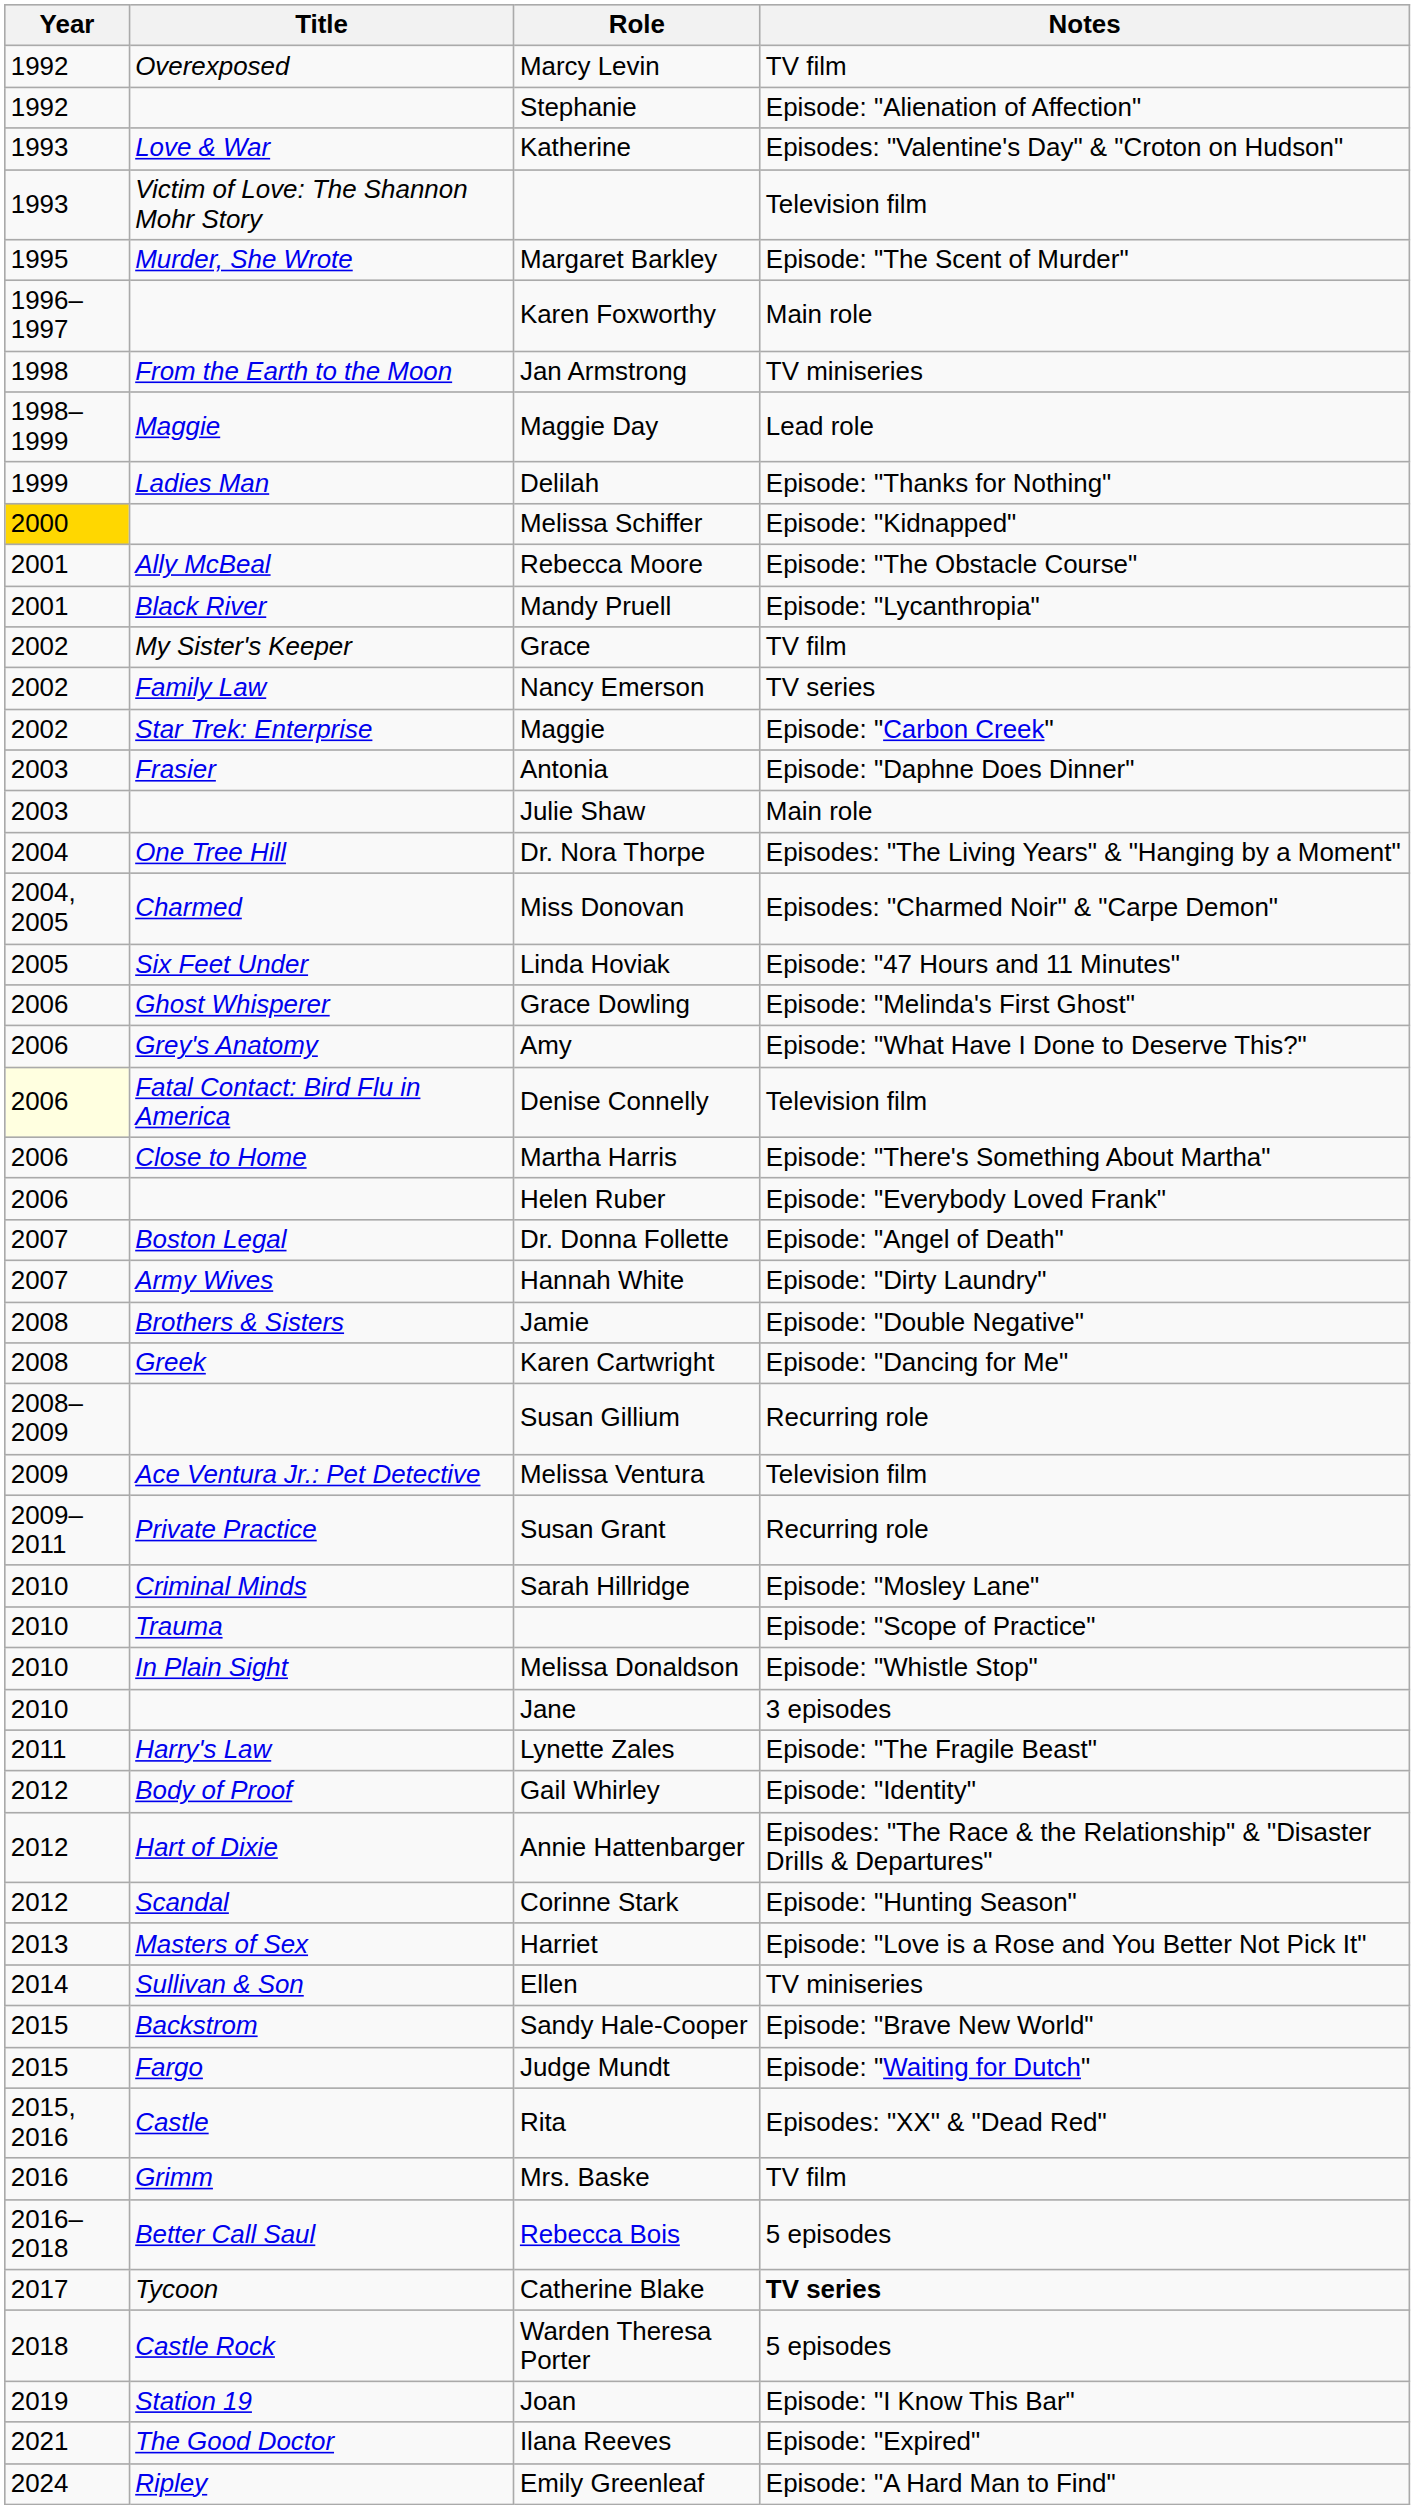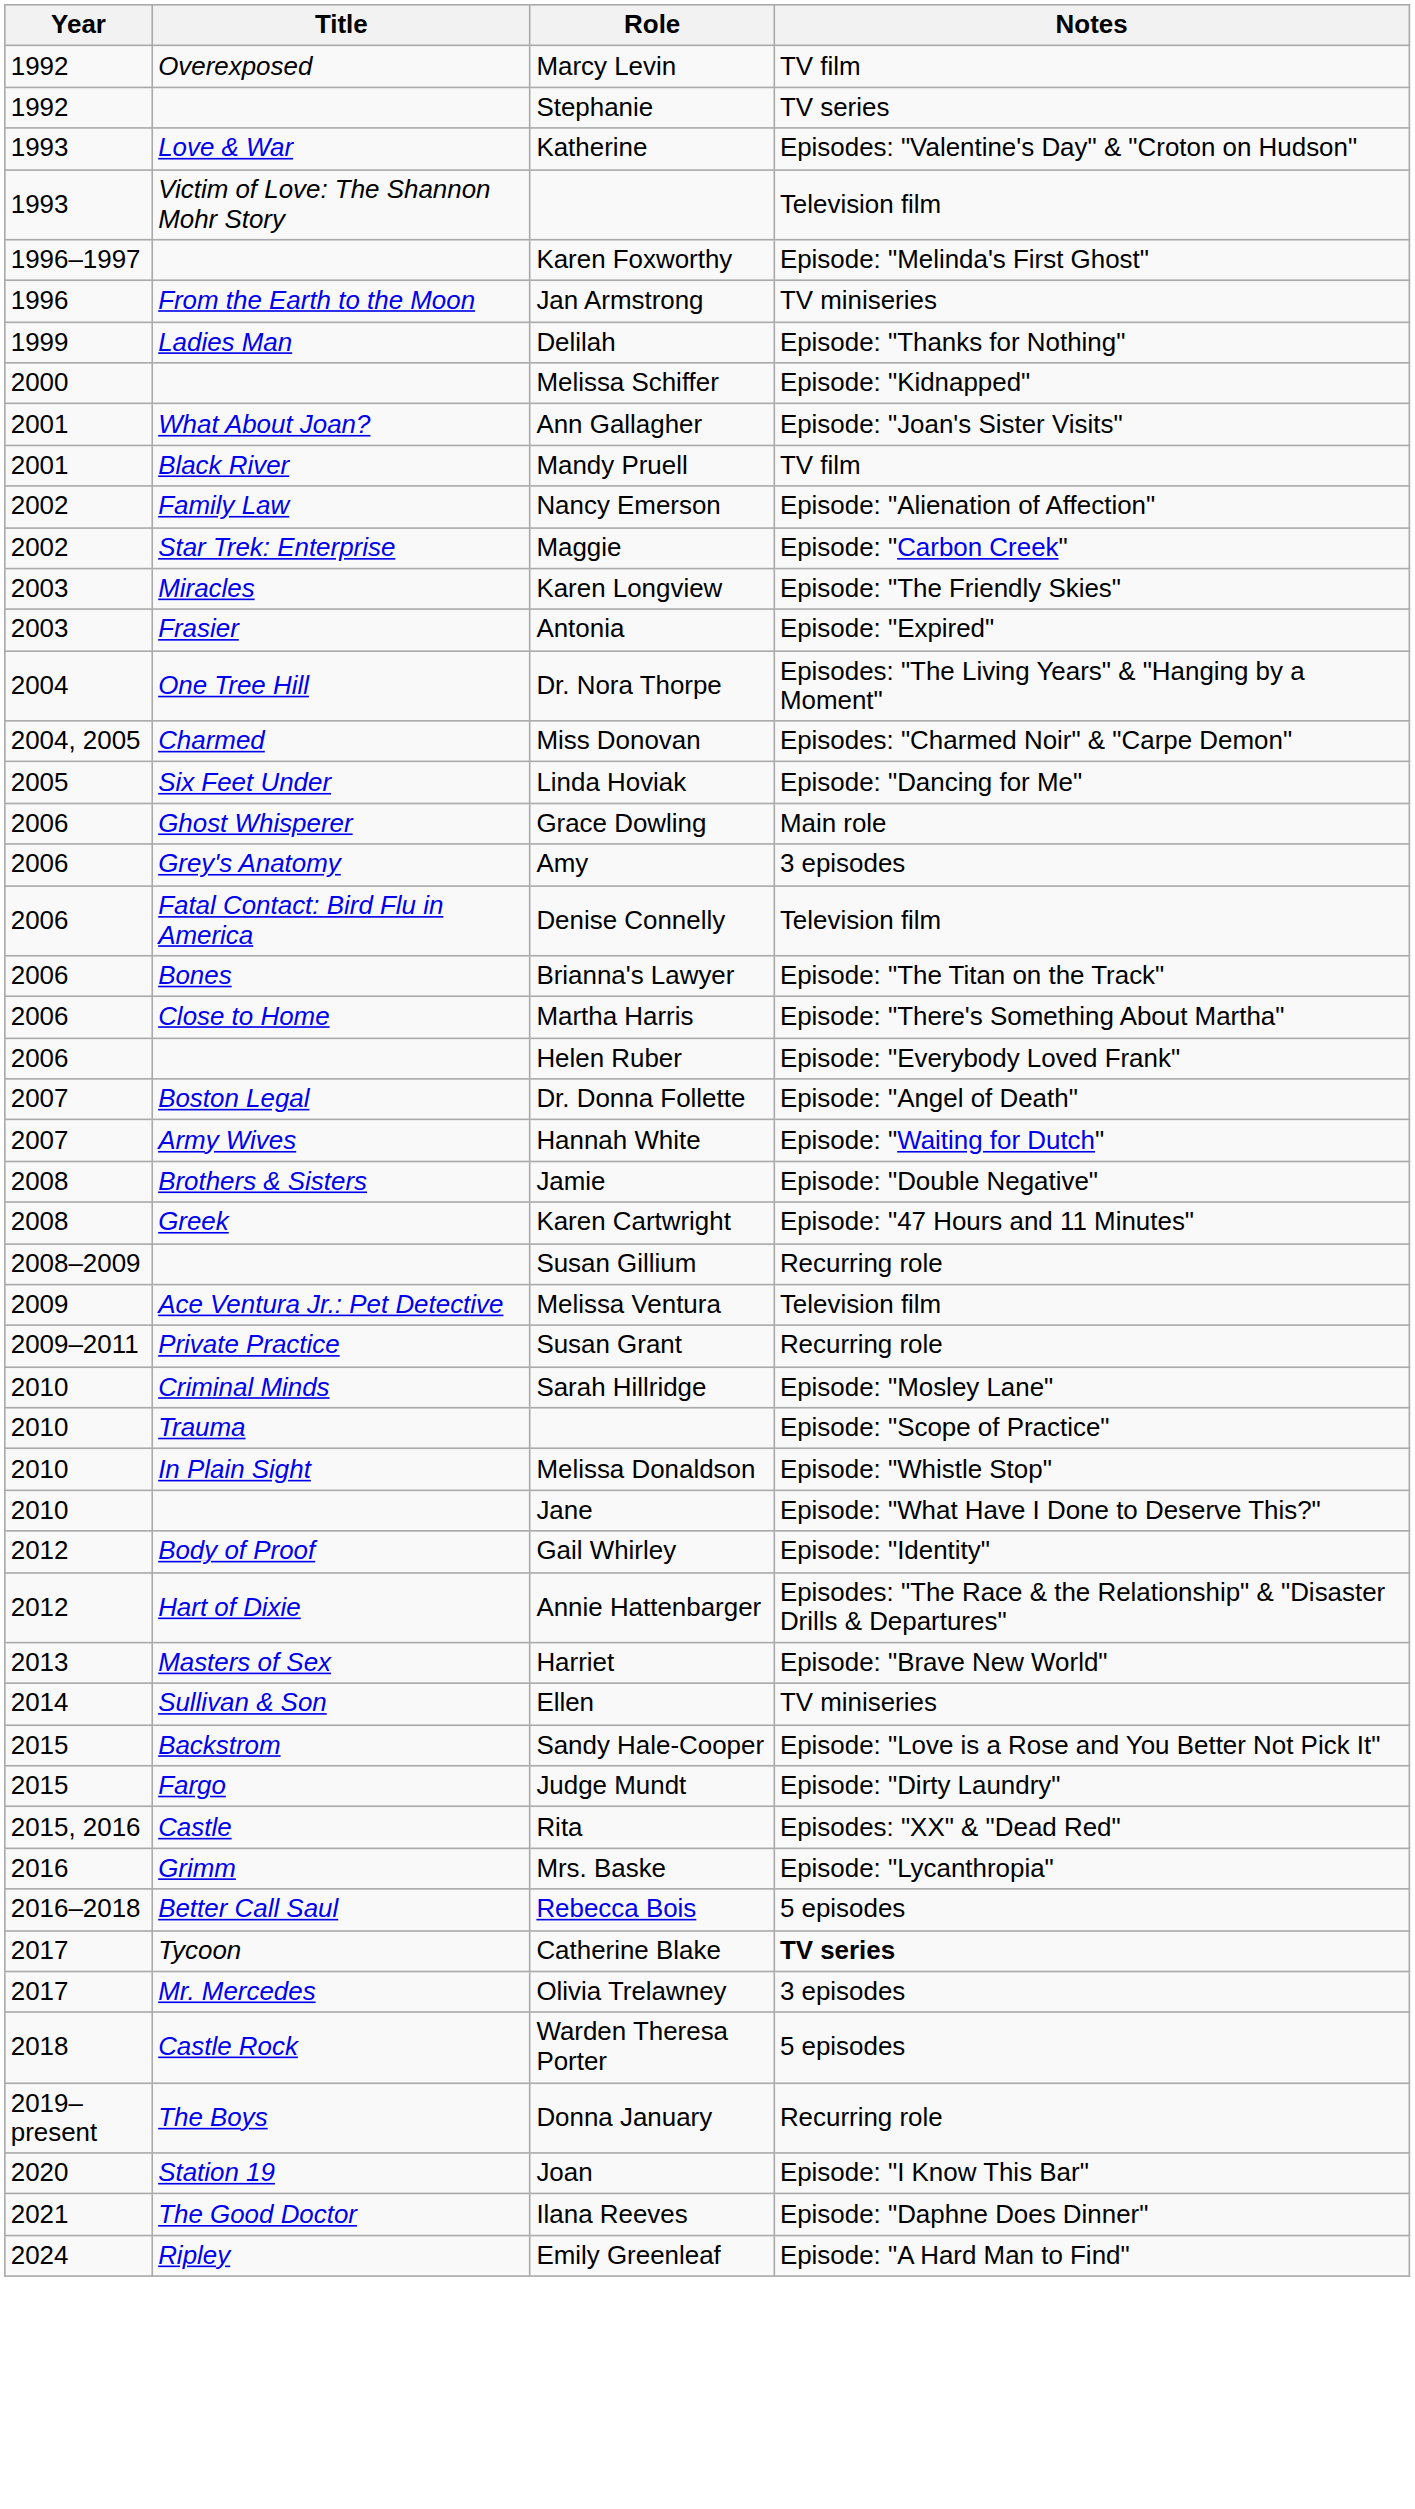(954, 107) Episode: "Alienation of Affection" -> (835, 107) TV series
- row: (244, 259)
(819, 315) Main role -> (964, 259) Episode: "Melinda's First Ghost"
(40, 371) 1998 -> (40, 300) 1996
- row: (178, 426)
(40, 523) gold background -> (40, 383) no background
- row: (203, 564)
+ row: (264, 424)
(903, 605) Episode: "Lycanthropia" -> (820, 465) TV film
- row: (244, 646)
(821, 688) TV series -> (968, 506) Episode: "Alienation of Affection"
+ row: (206, 588)
(950, 770) Episode: "Daphne Does Dinner" -> (887, 629) Episode: "Expired"
- row: (322, 812)
(973, 963) Episode: "47 Hours and 11 Minutes" -> (931, 782) Episode: "Dancing for Me"
(950, 1004) Episode: "Melinda's First Ghost" -> (833, 823) Main role
(1036, 1046) Episode: "What Have I Done to Deserve This?" -> (843, 864) 3 episodes
(40, 1101) lightyellow background -> (40, 920) no background
+ row: (195, 975)
(906, 1280) Episode: "Dirty Laundry" -> (942, 1140) Episode: "Waiting for Dutch"
(917, 1362) Episode: "Dancing for Me" -> (987, 1222) Episode: "47 Hours and 11 Minutes"
(829, 1709) 3 episodes -> (1050, 1510) Episode: "What Have I Done to Deserve This?"
- row: (203, 1750)
- row: (182, 1902)
(1066, 1943) Episode: "Love is a Rose and You Better Not Pick It" -> (944, 1662) Episode: "Brave New World"
(930, 2025) Episode: "Brave New World" -> (1080, 1744) Episode: "Love is a Rose and You Better Not Pick It"
(928, 2067) Episode: "Waiting for Dutch" -> (920, 1785) Episode: "Dirty Laundry"
(806, 2178) TV film -> (917, 1868) Episode: "Lycanthropia"
+ row: (237, 1991)
+ row: (213, 2117)
(40, 2401) 2019 -> (40, 2173) 2020
(873, 2442) Episode: "Expired" -> (964, 2214) Episode: "Daphne Does Dinner"
